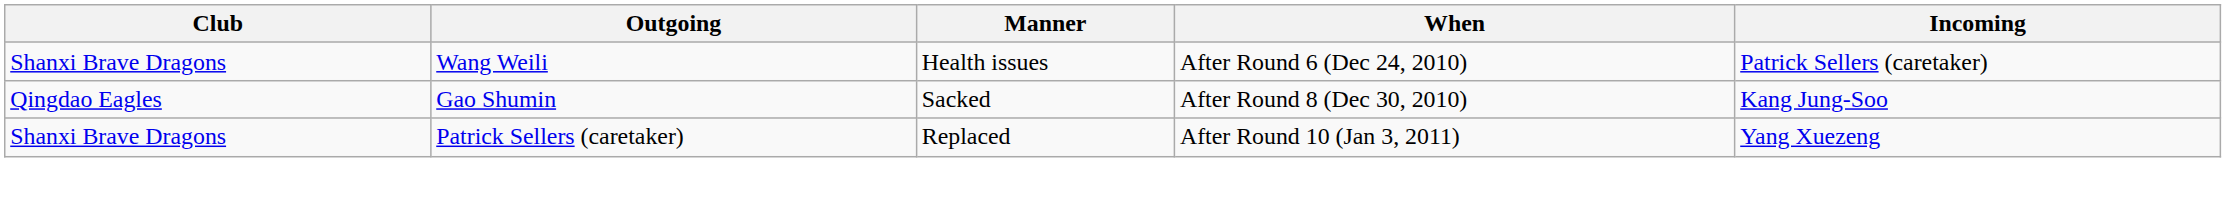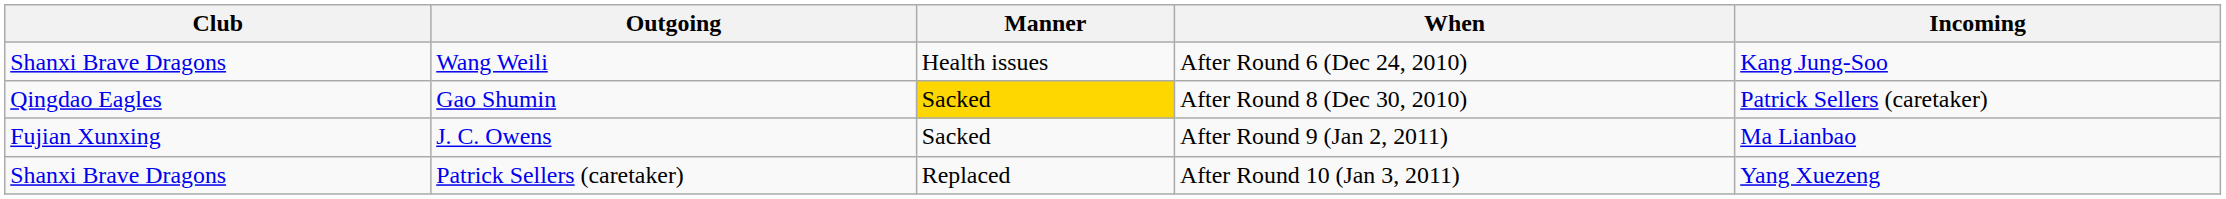(1864, 61) Patrick Sellers (caretaker) -> (1814, 61) Kang Jung-Soo
(956, 99) no background -> (956, 99) gold background
(1814, 99) Kang Jung-Soo -> (1864, 99) Patrick Sellers (caretaker)
+ row: (494, 136)
